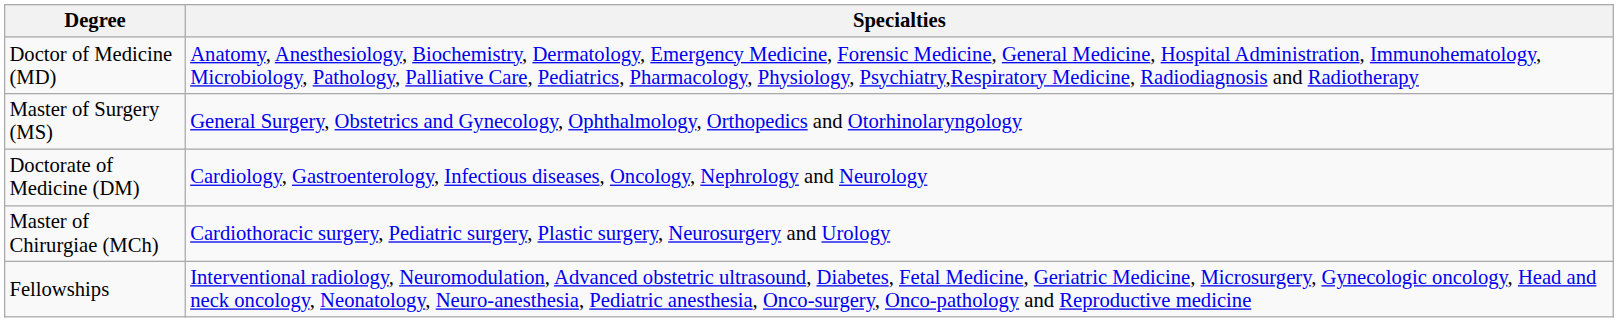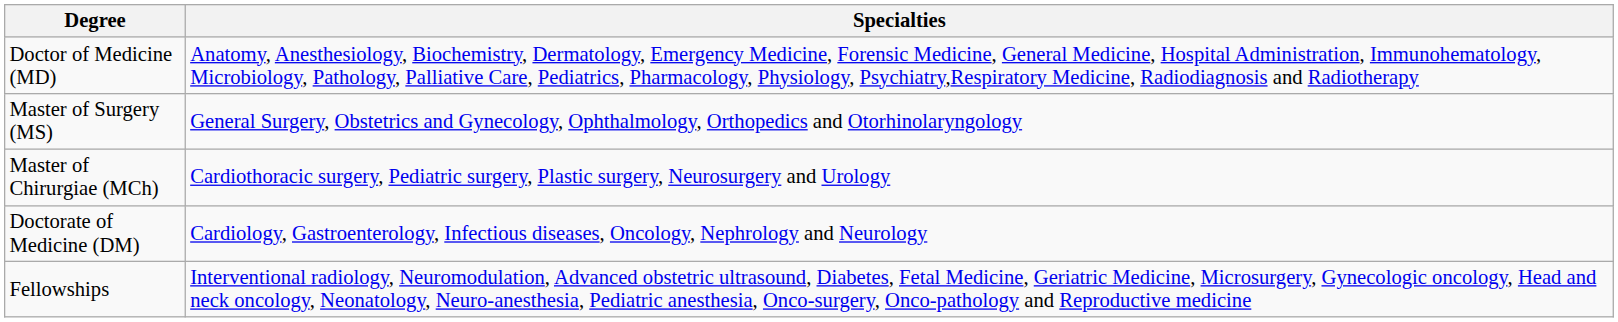rows swapped: (74, 177) <-> (84, 233)
